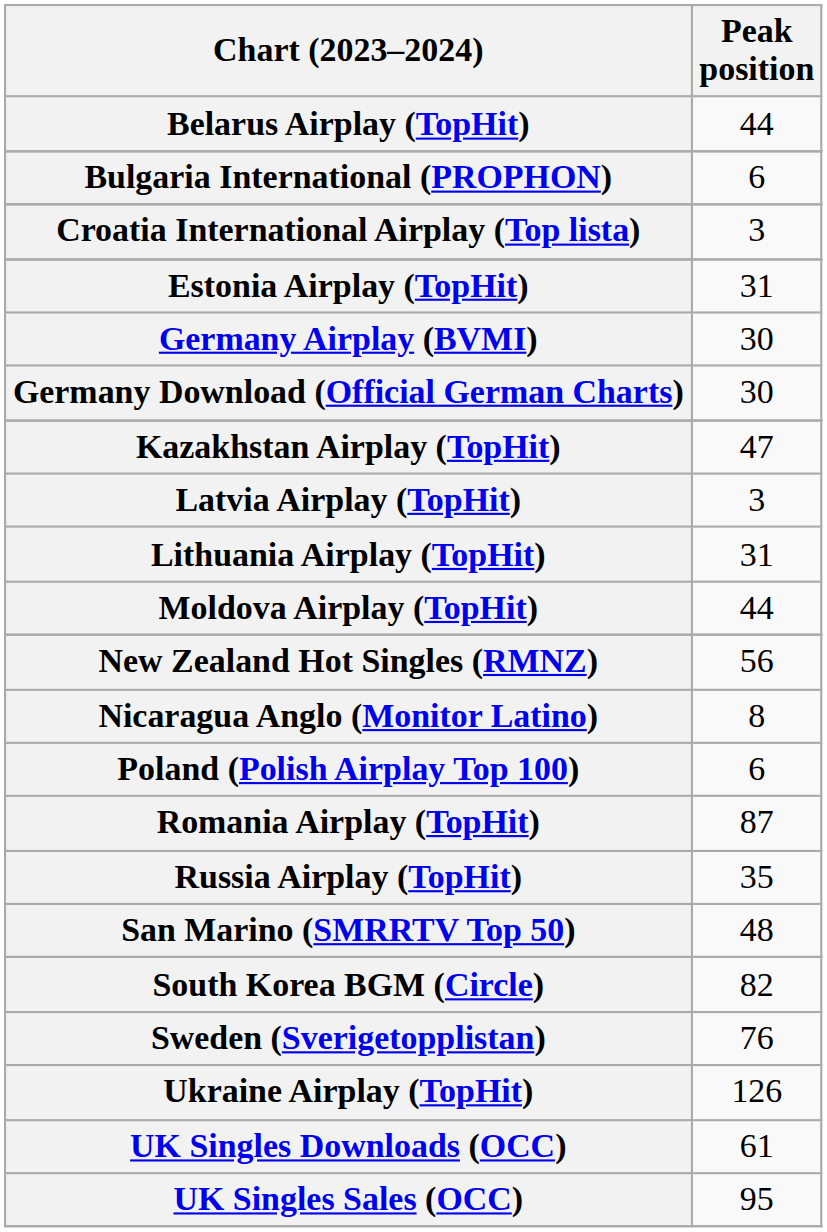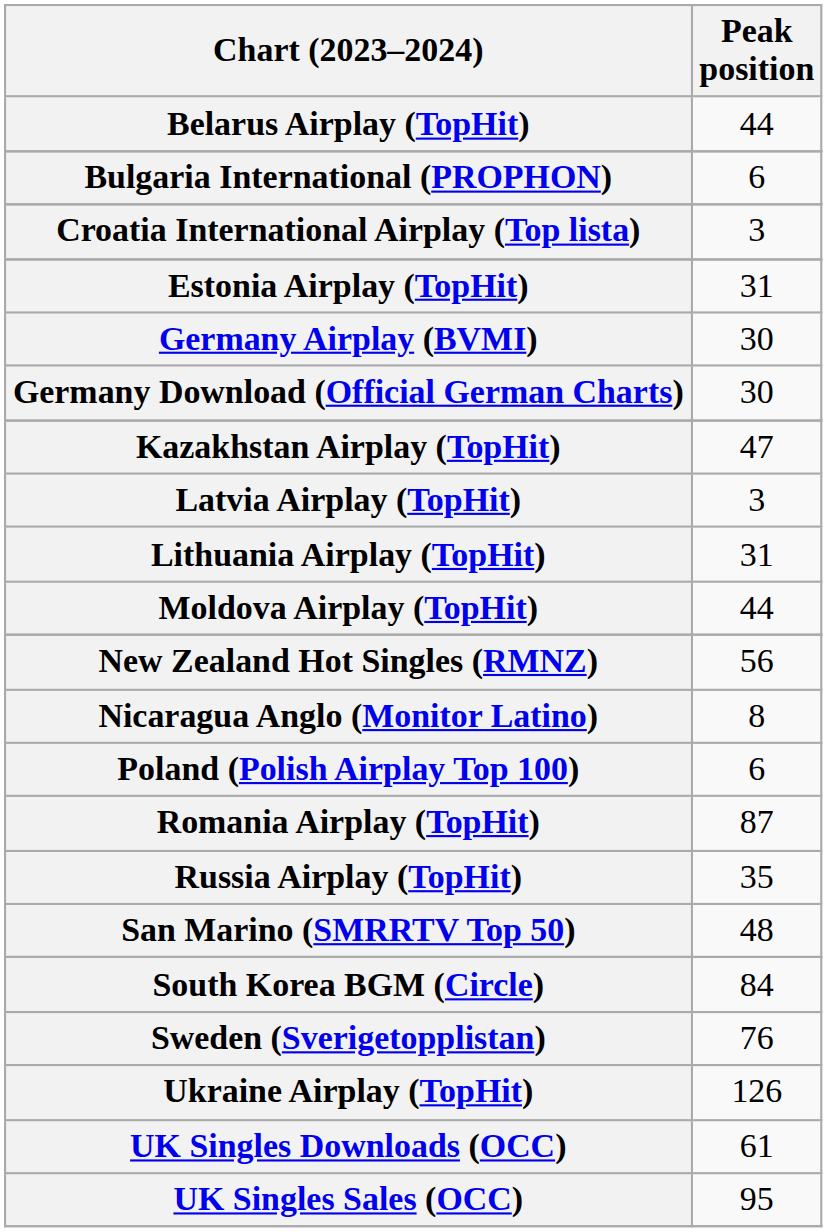(757, 984) 82 -> (757, 984) 84
